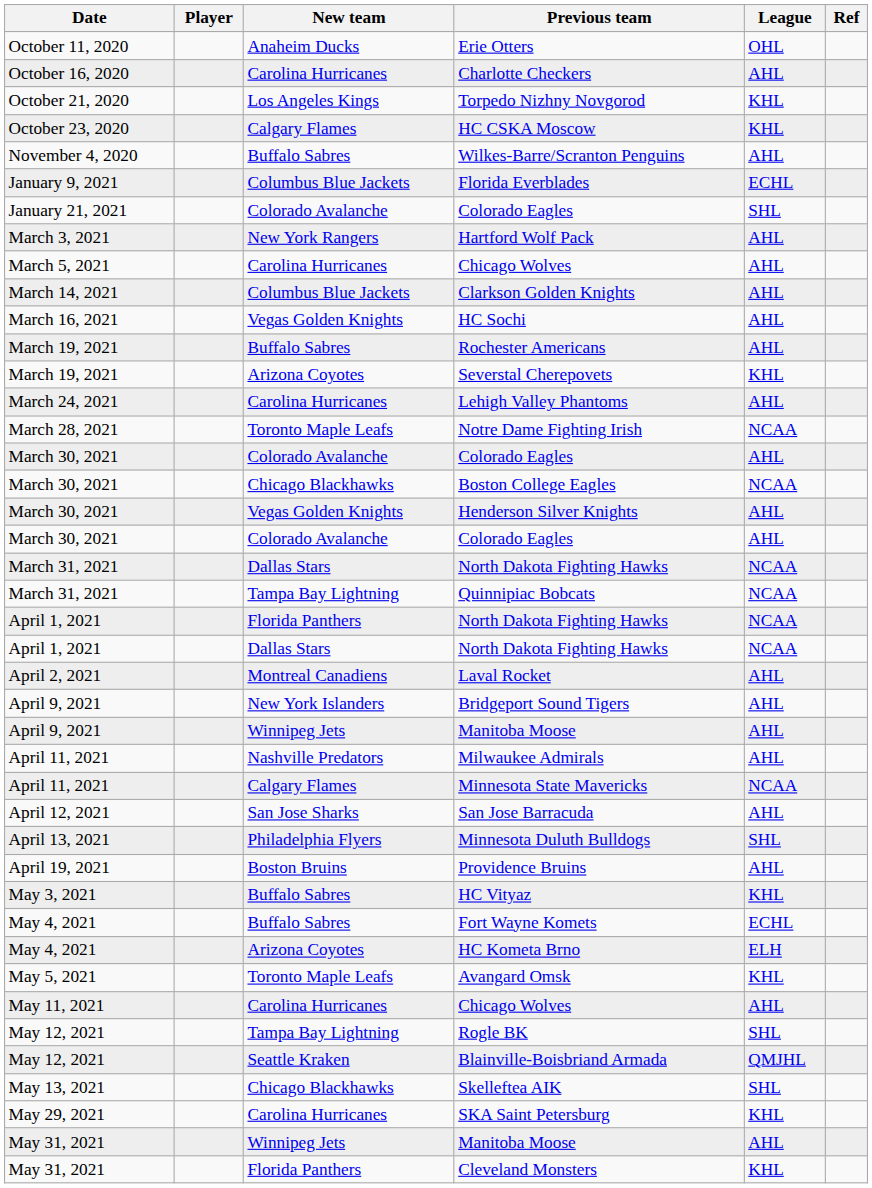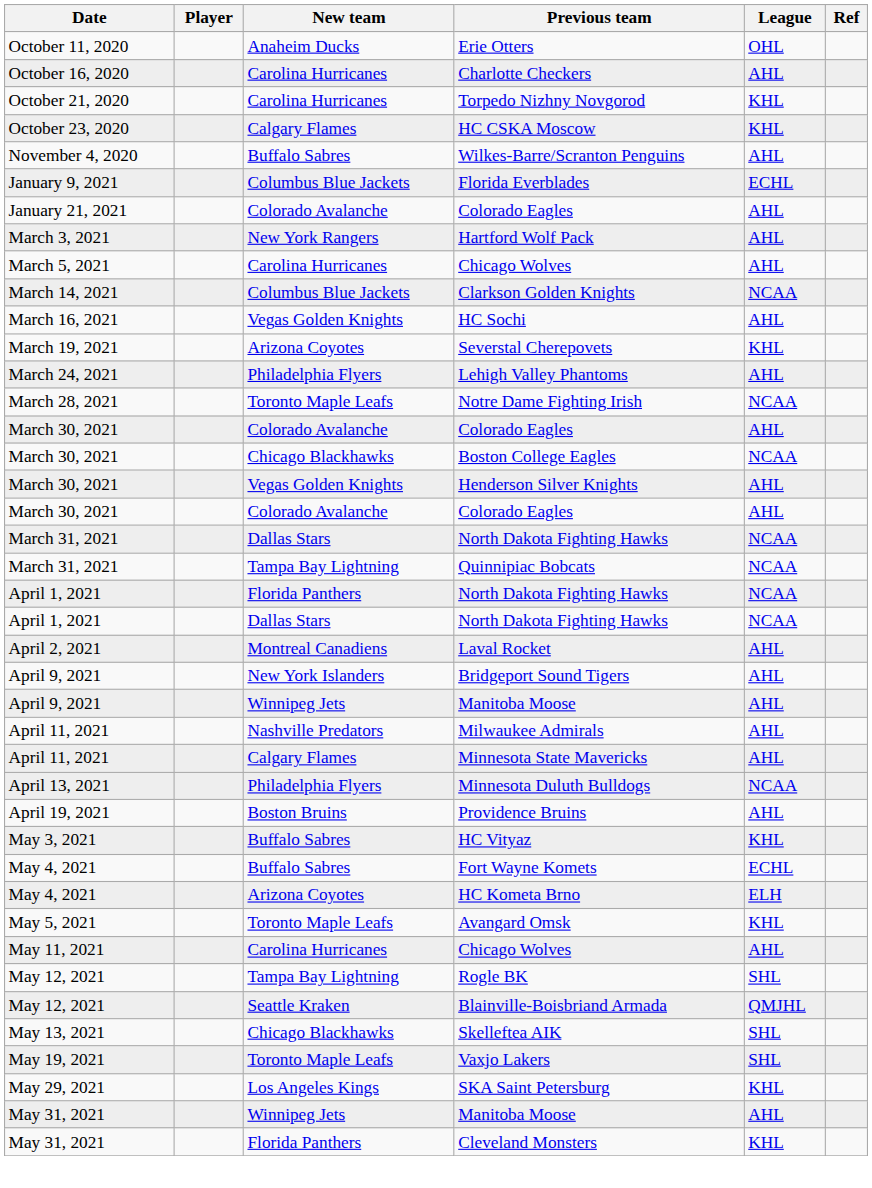(313, 100) Los Angeles Kings -> (317, 100) Carolina Hurricanes
(765, 210) SHL -> (766, 210) AHL
(766, 292) AHL -> (773, 292) NCAA
- row: (63, 347)
(317, 401) Carolina Hurricanes -> (314, 374) Philadelphia Flyers
(773, 785) NCAA -> (766, 758) AHL
- row: (59, 812)
(765, 840) SHL -> (773, 785) NCAA
+ row: (57, 1059)
(317, 1114) Carolina Hurricanes -> (313, 1086) Los Angeles Kings
